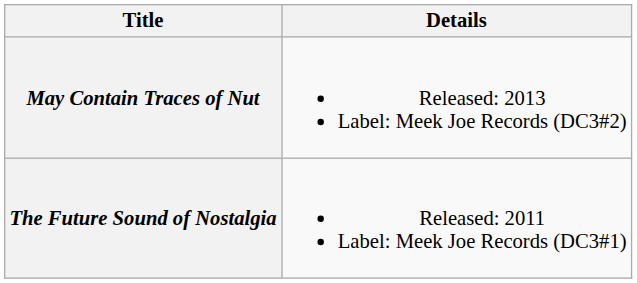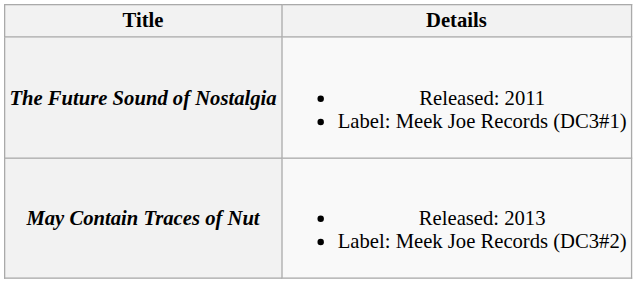rows swapped: (143, 217) <-> (143, 97)
